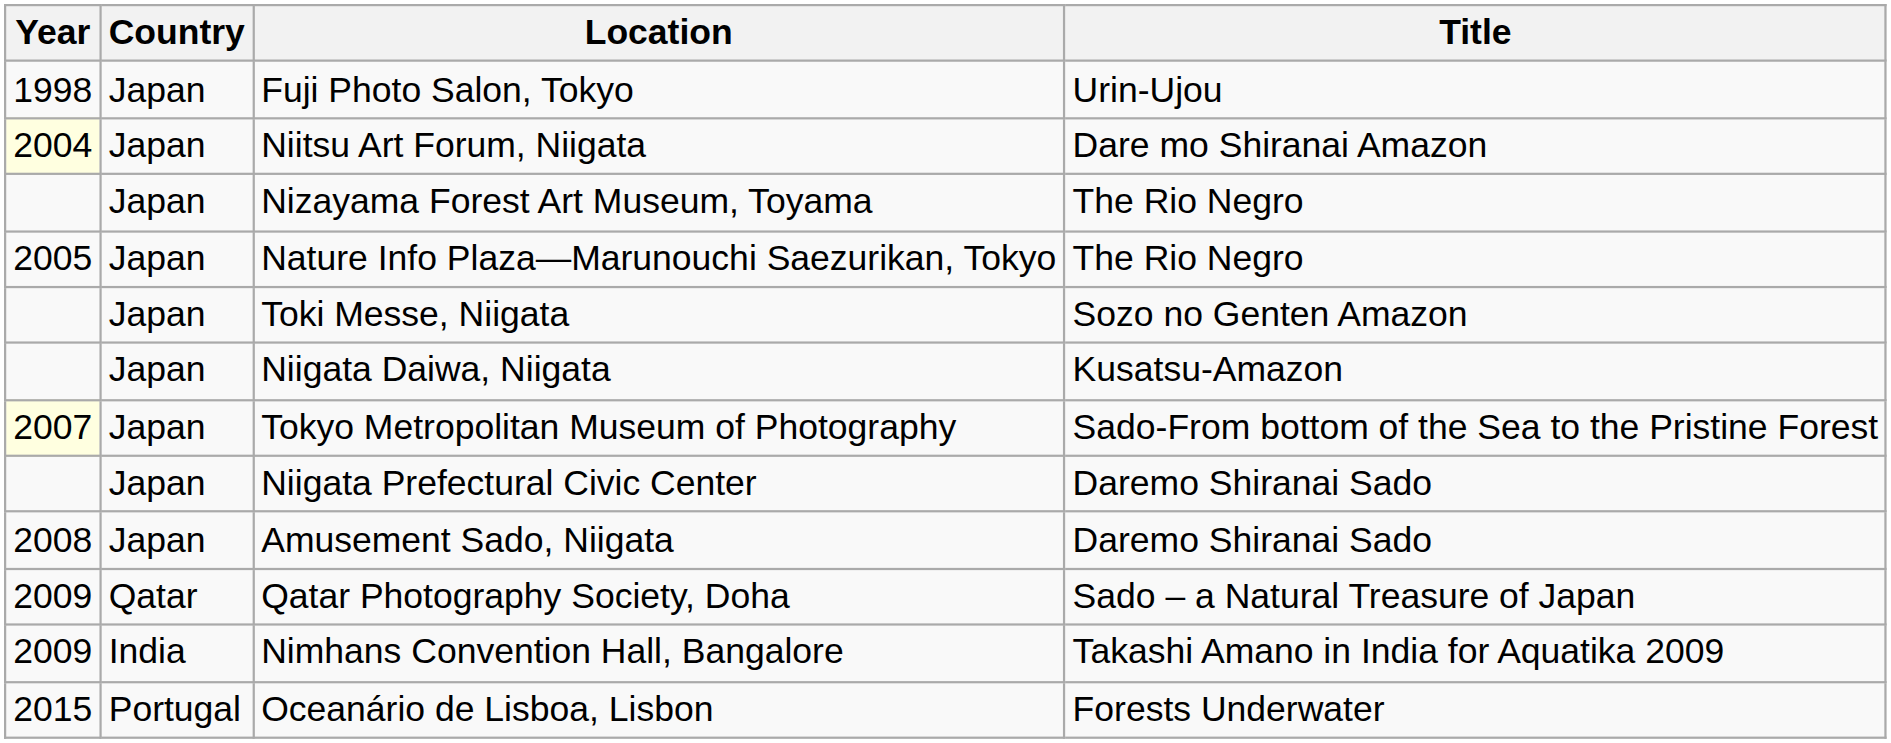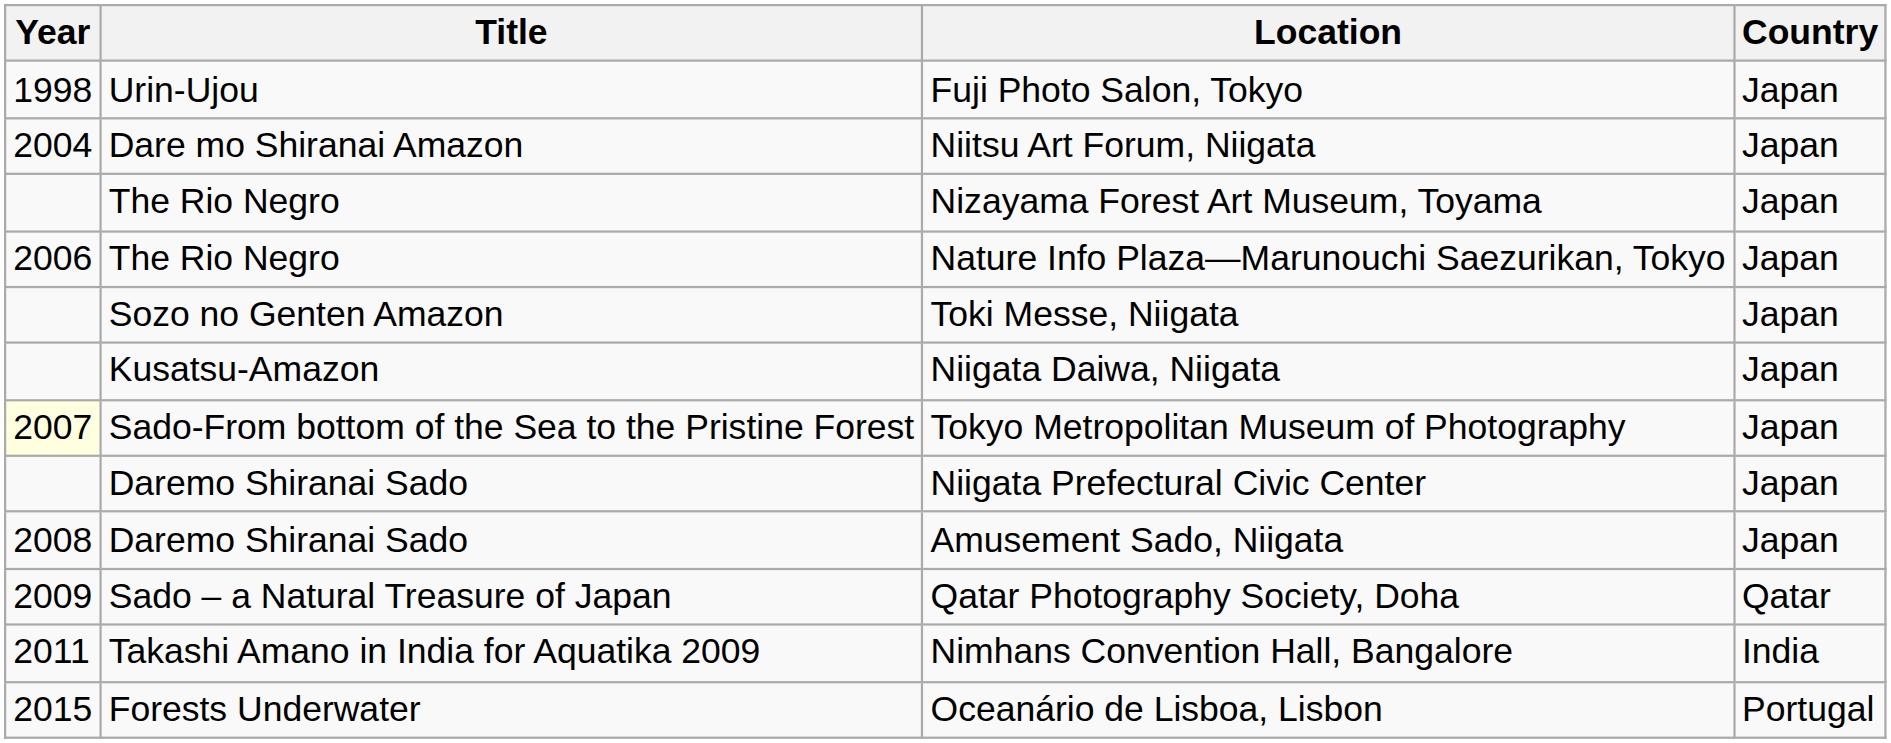columns swapped: (1475, 32) <-> (177, 32)
(53, 145) lightyellow background -> (53, 145) no background
(53, 257) 2005 -> (53, 257) 2006
(53, 652) 2009 -> (51, 652) 2011
